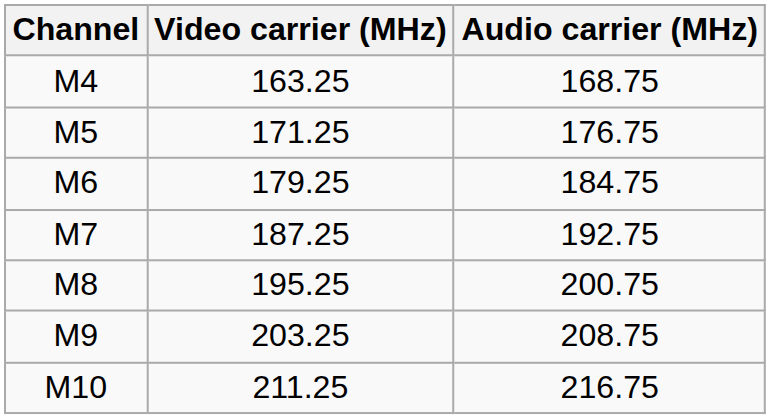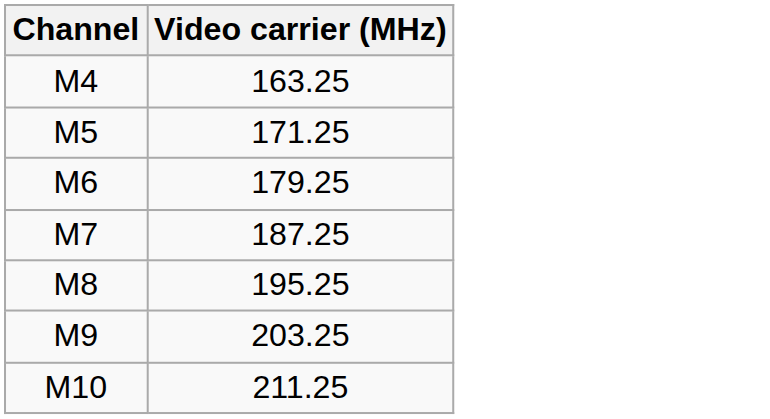- column: (610, 30)
